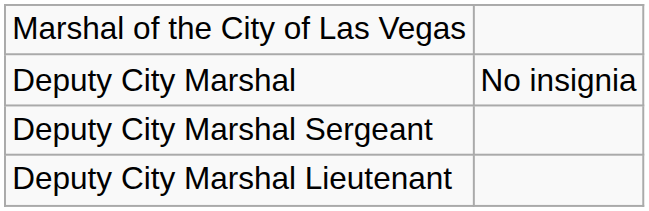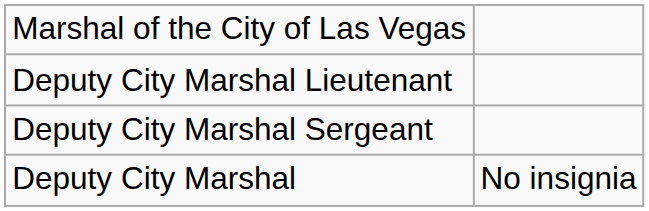rows swapped: (232, 179) <-> (154, 79)
